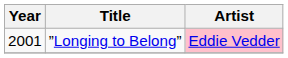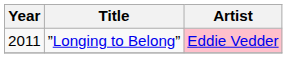(25, 40) 2001 -> (24, 40) 2011
